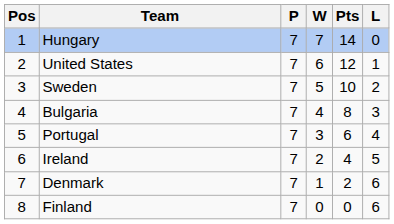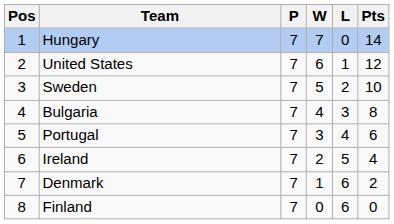columns swapped: (376, 16) <-> (348, 16)
